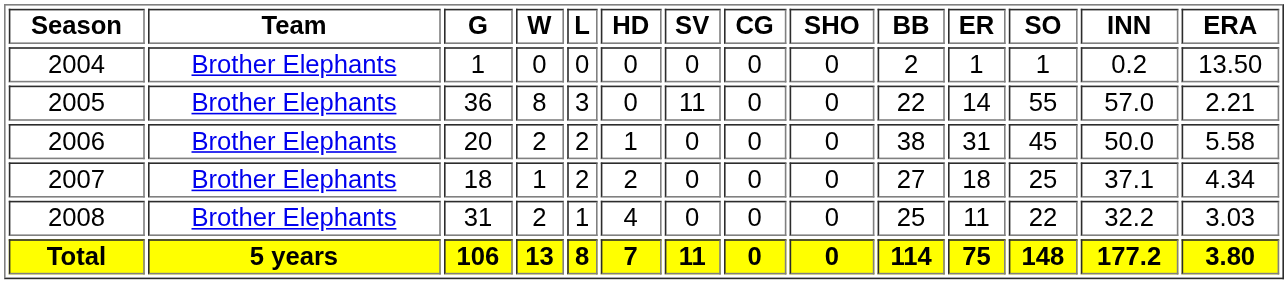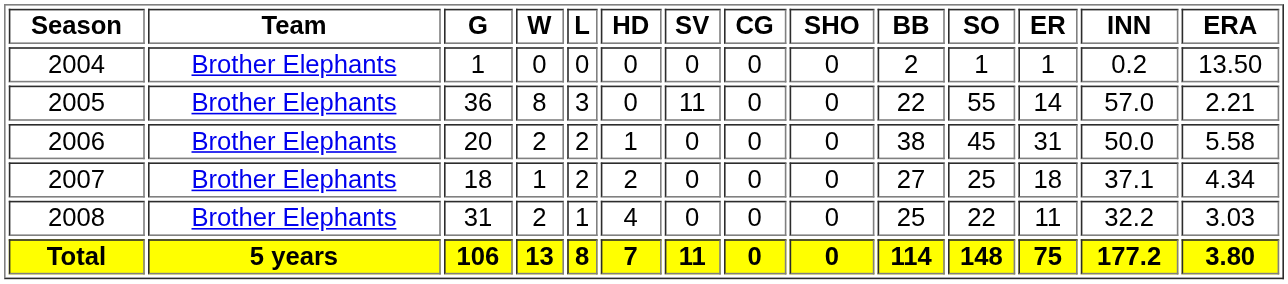columns swapped: (1043, 26) <-> (976, 26)
